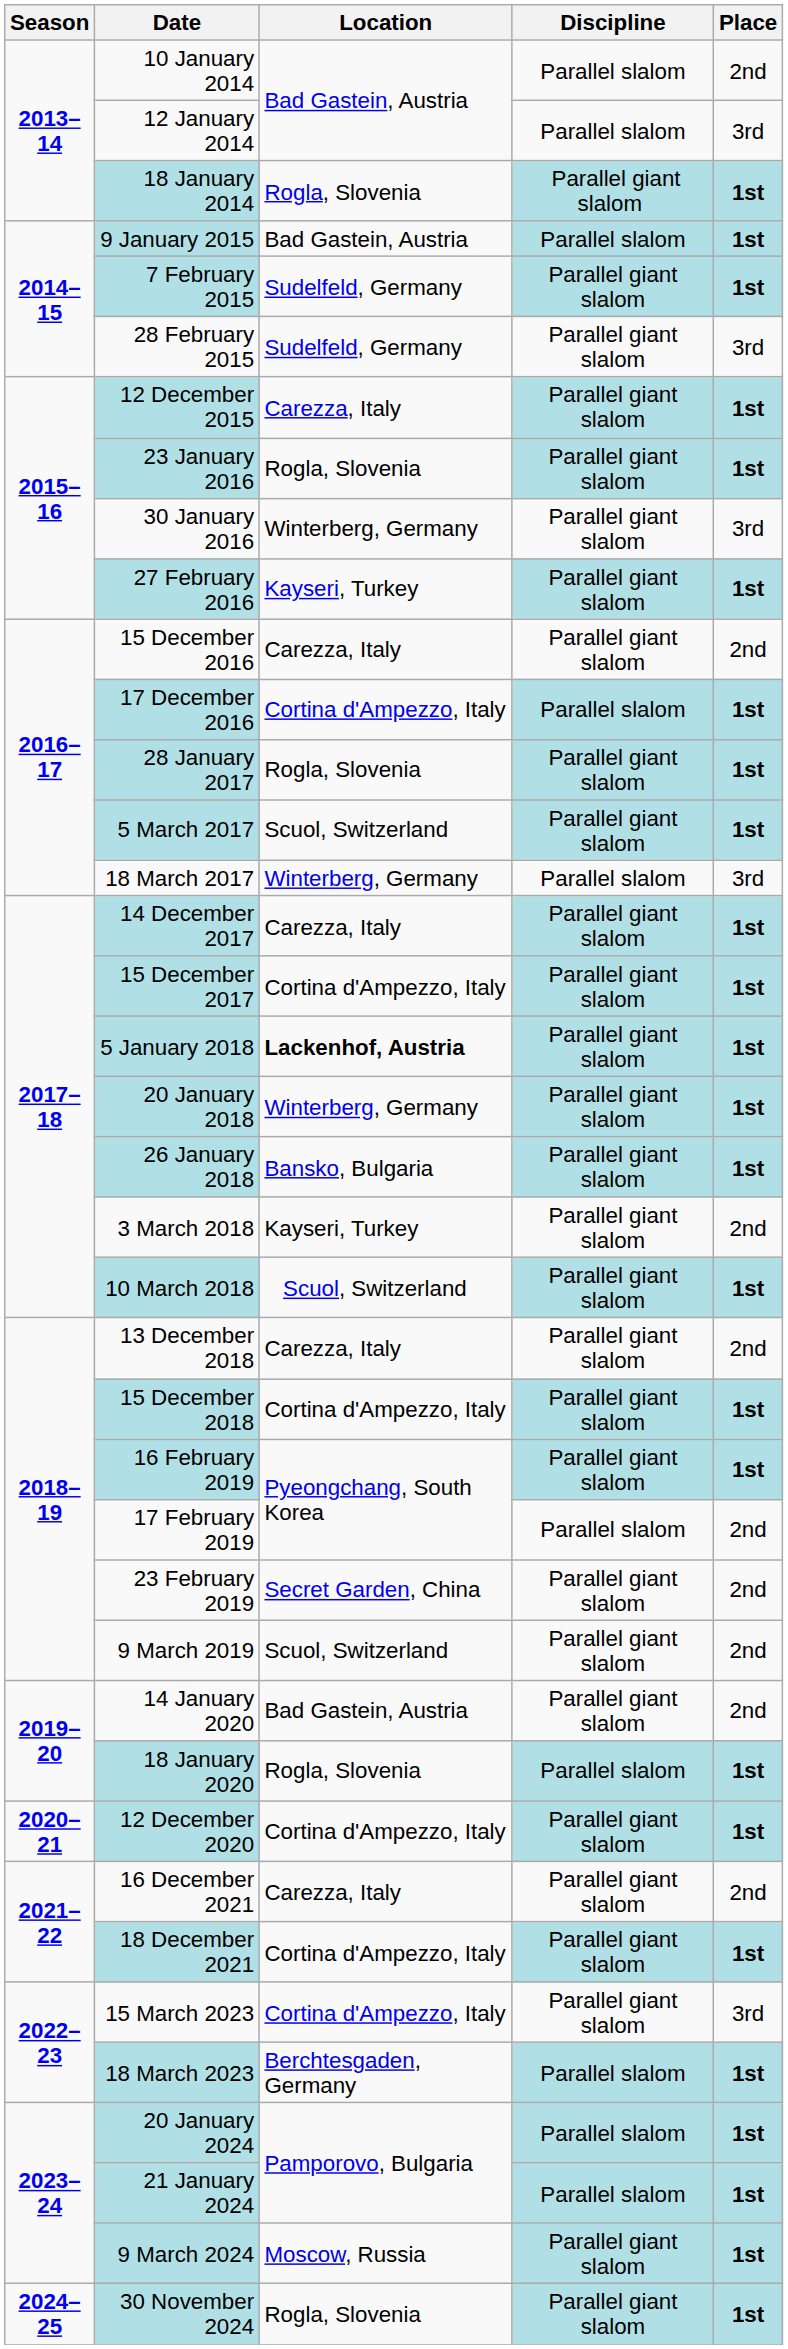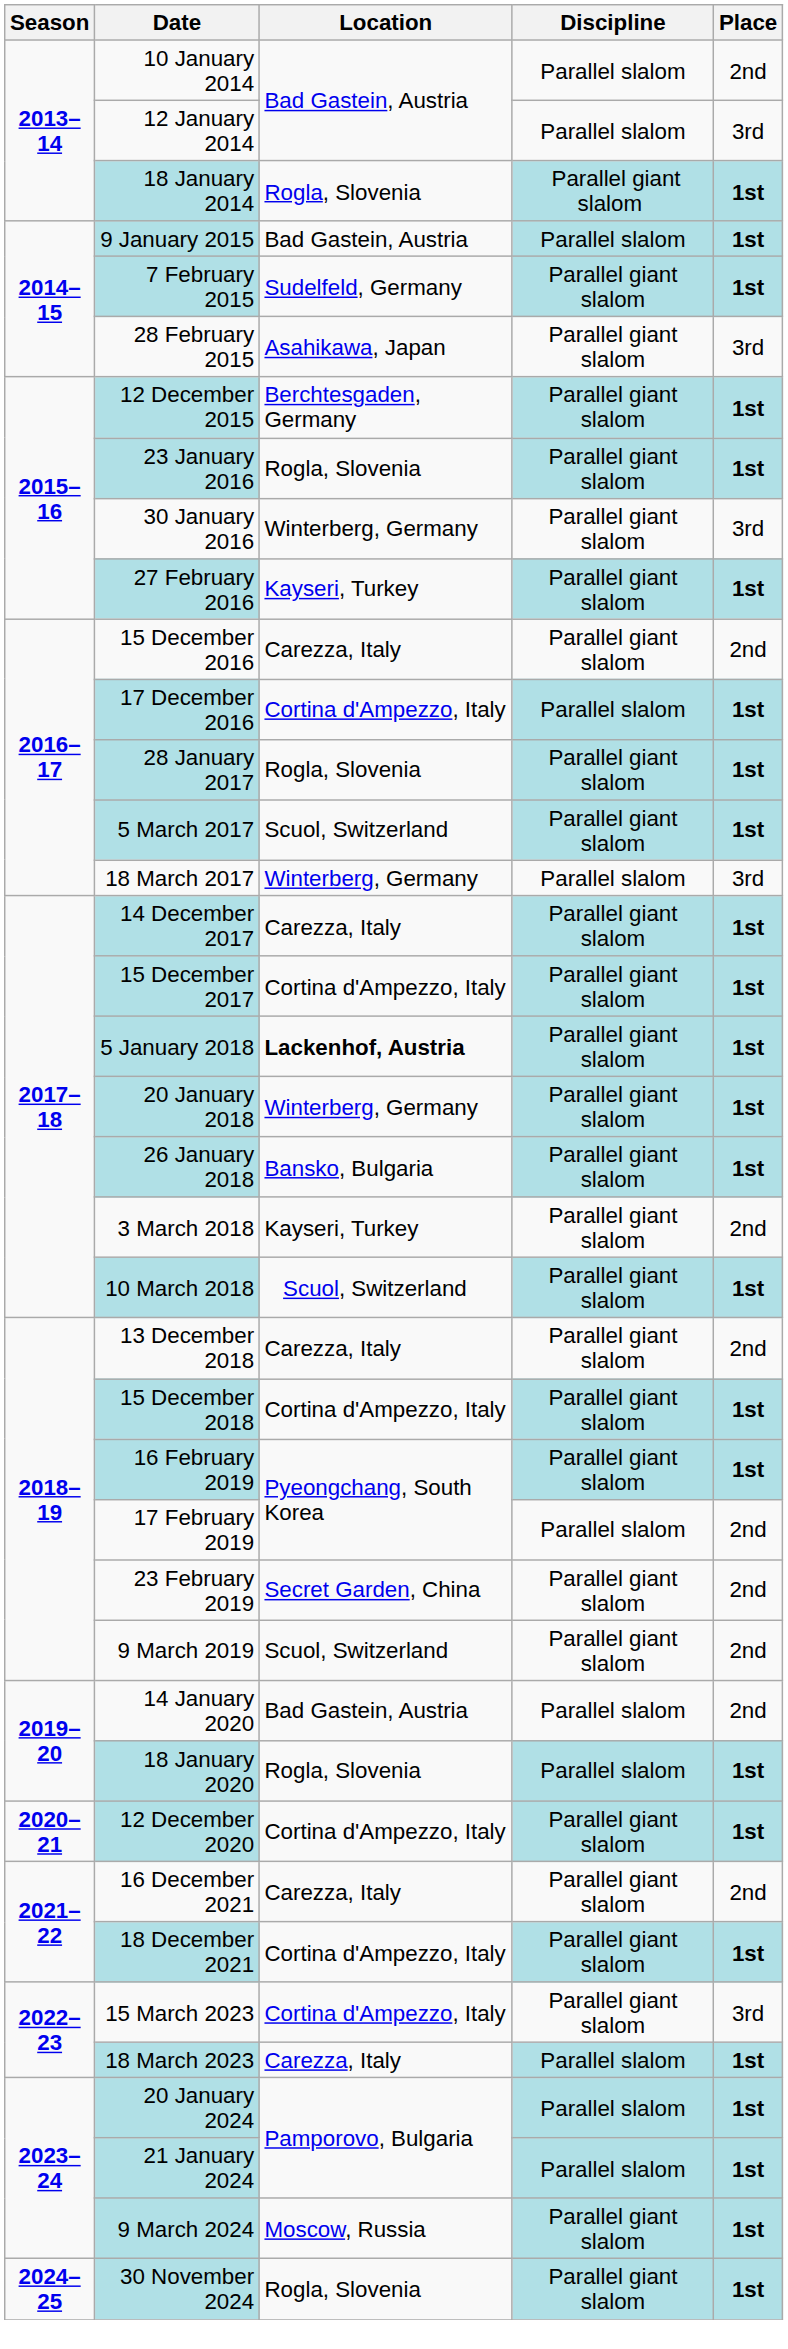(363, 347) Sudelfeld, Germany -> (355, 347) Asahikawa, Japan
(333, 408) Carezza, Italy -> (343, 408) Berchtesgaden, Germany
(613, 1711) Parallel giant slalom -> (613, 1711) Parallel slalom
(343, 2073) Berchtesgaden, Germany -> (333, 2060) Carezza, Italy
